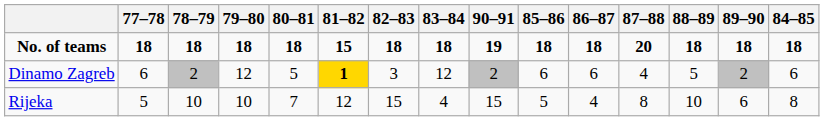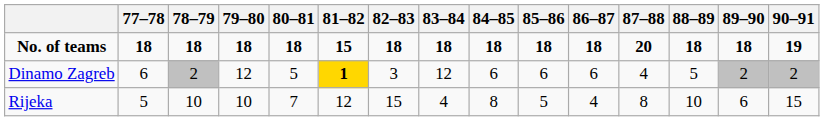columns swapped: (794, 18) <-> (494, 18)
